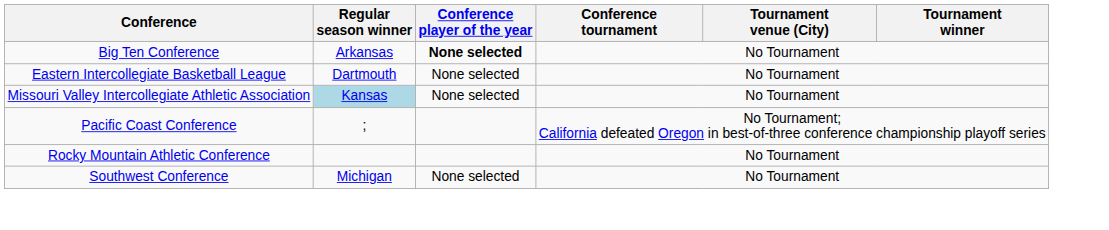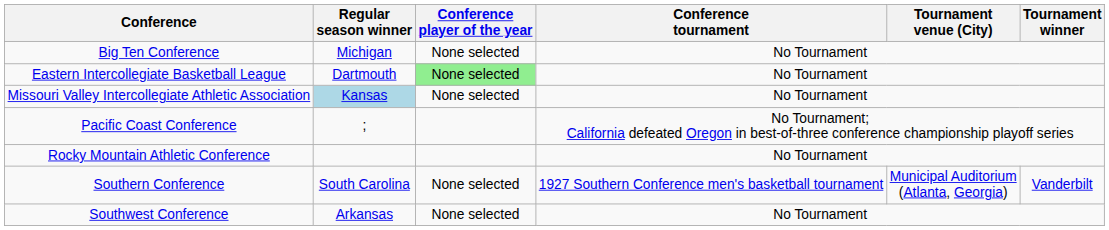(364, 52) Arkansas -> (364, 52) Michigan
(475, 52) bold -> (475, 52) normal
(475, 74) no background -> (475, 74) lightgreen background
+ row: (159, 185)
(364, 177) Michigan -> (364, 214) Arkansas
